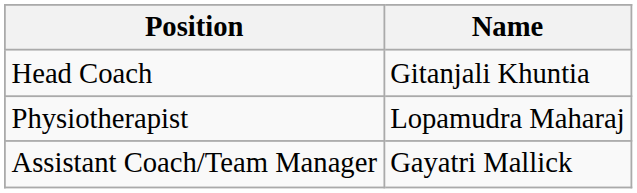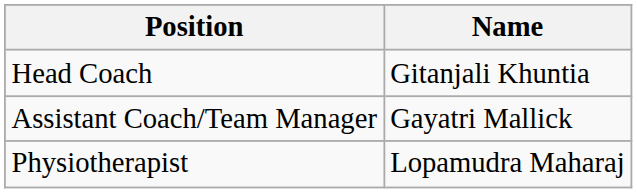rows swapped: (194, 163) <-> (100, 118)
